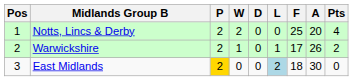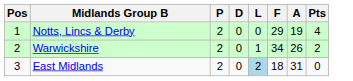- column: (239, 13)
(296, 31) 25 -> (277, 31) 29
(316, 31) 20 -> (296, 31) 19
(296, 48) 17 -> (277, 48) 34
(220, 66) gold background -> (220, 66) no background
(316, 66) 30 -> (296, 66) 31
